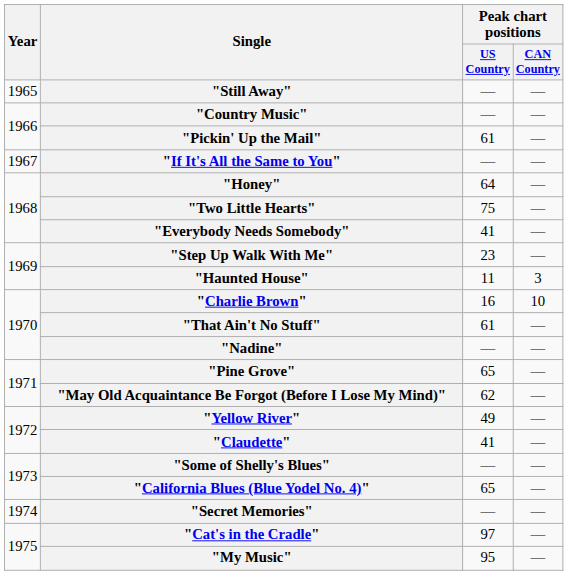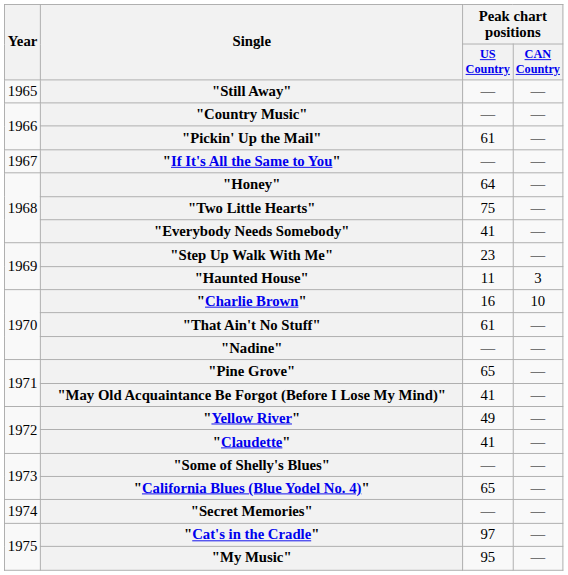(488, 394) 62 -> (488, 394) 41
